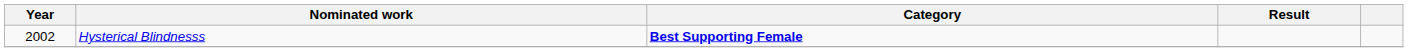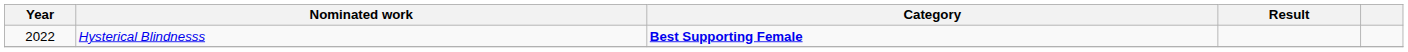(40, 36) 2002 -> (40, 36) 2022
